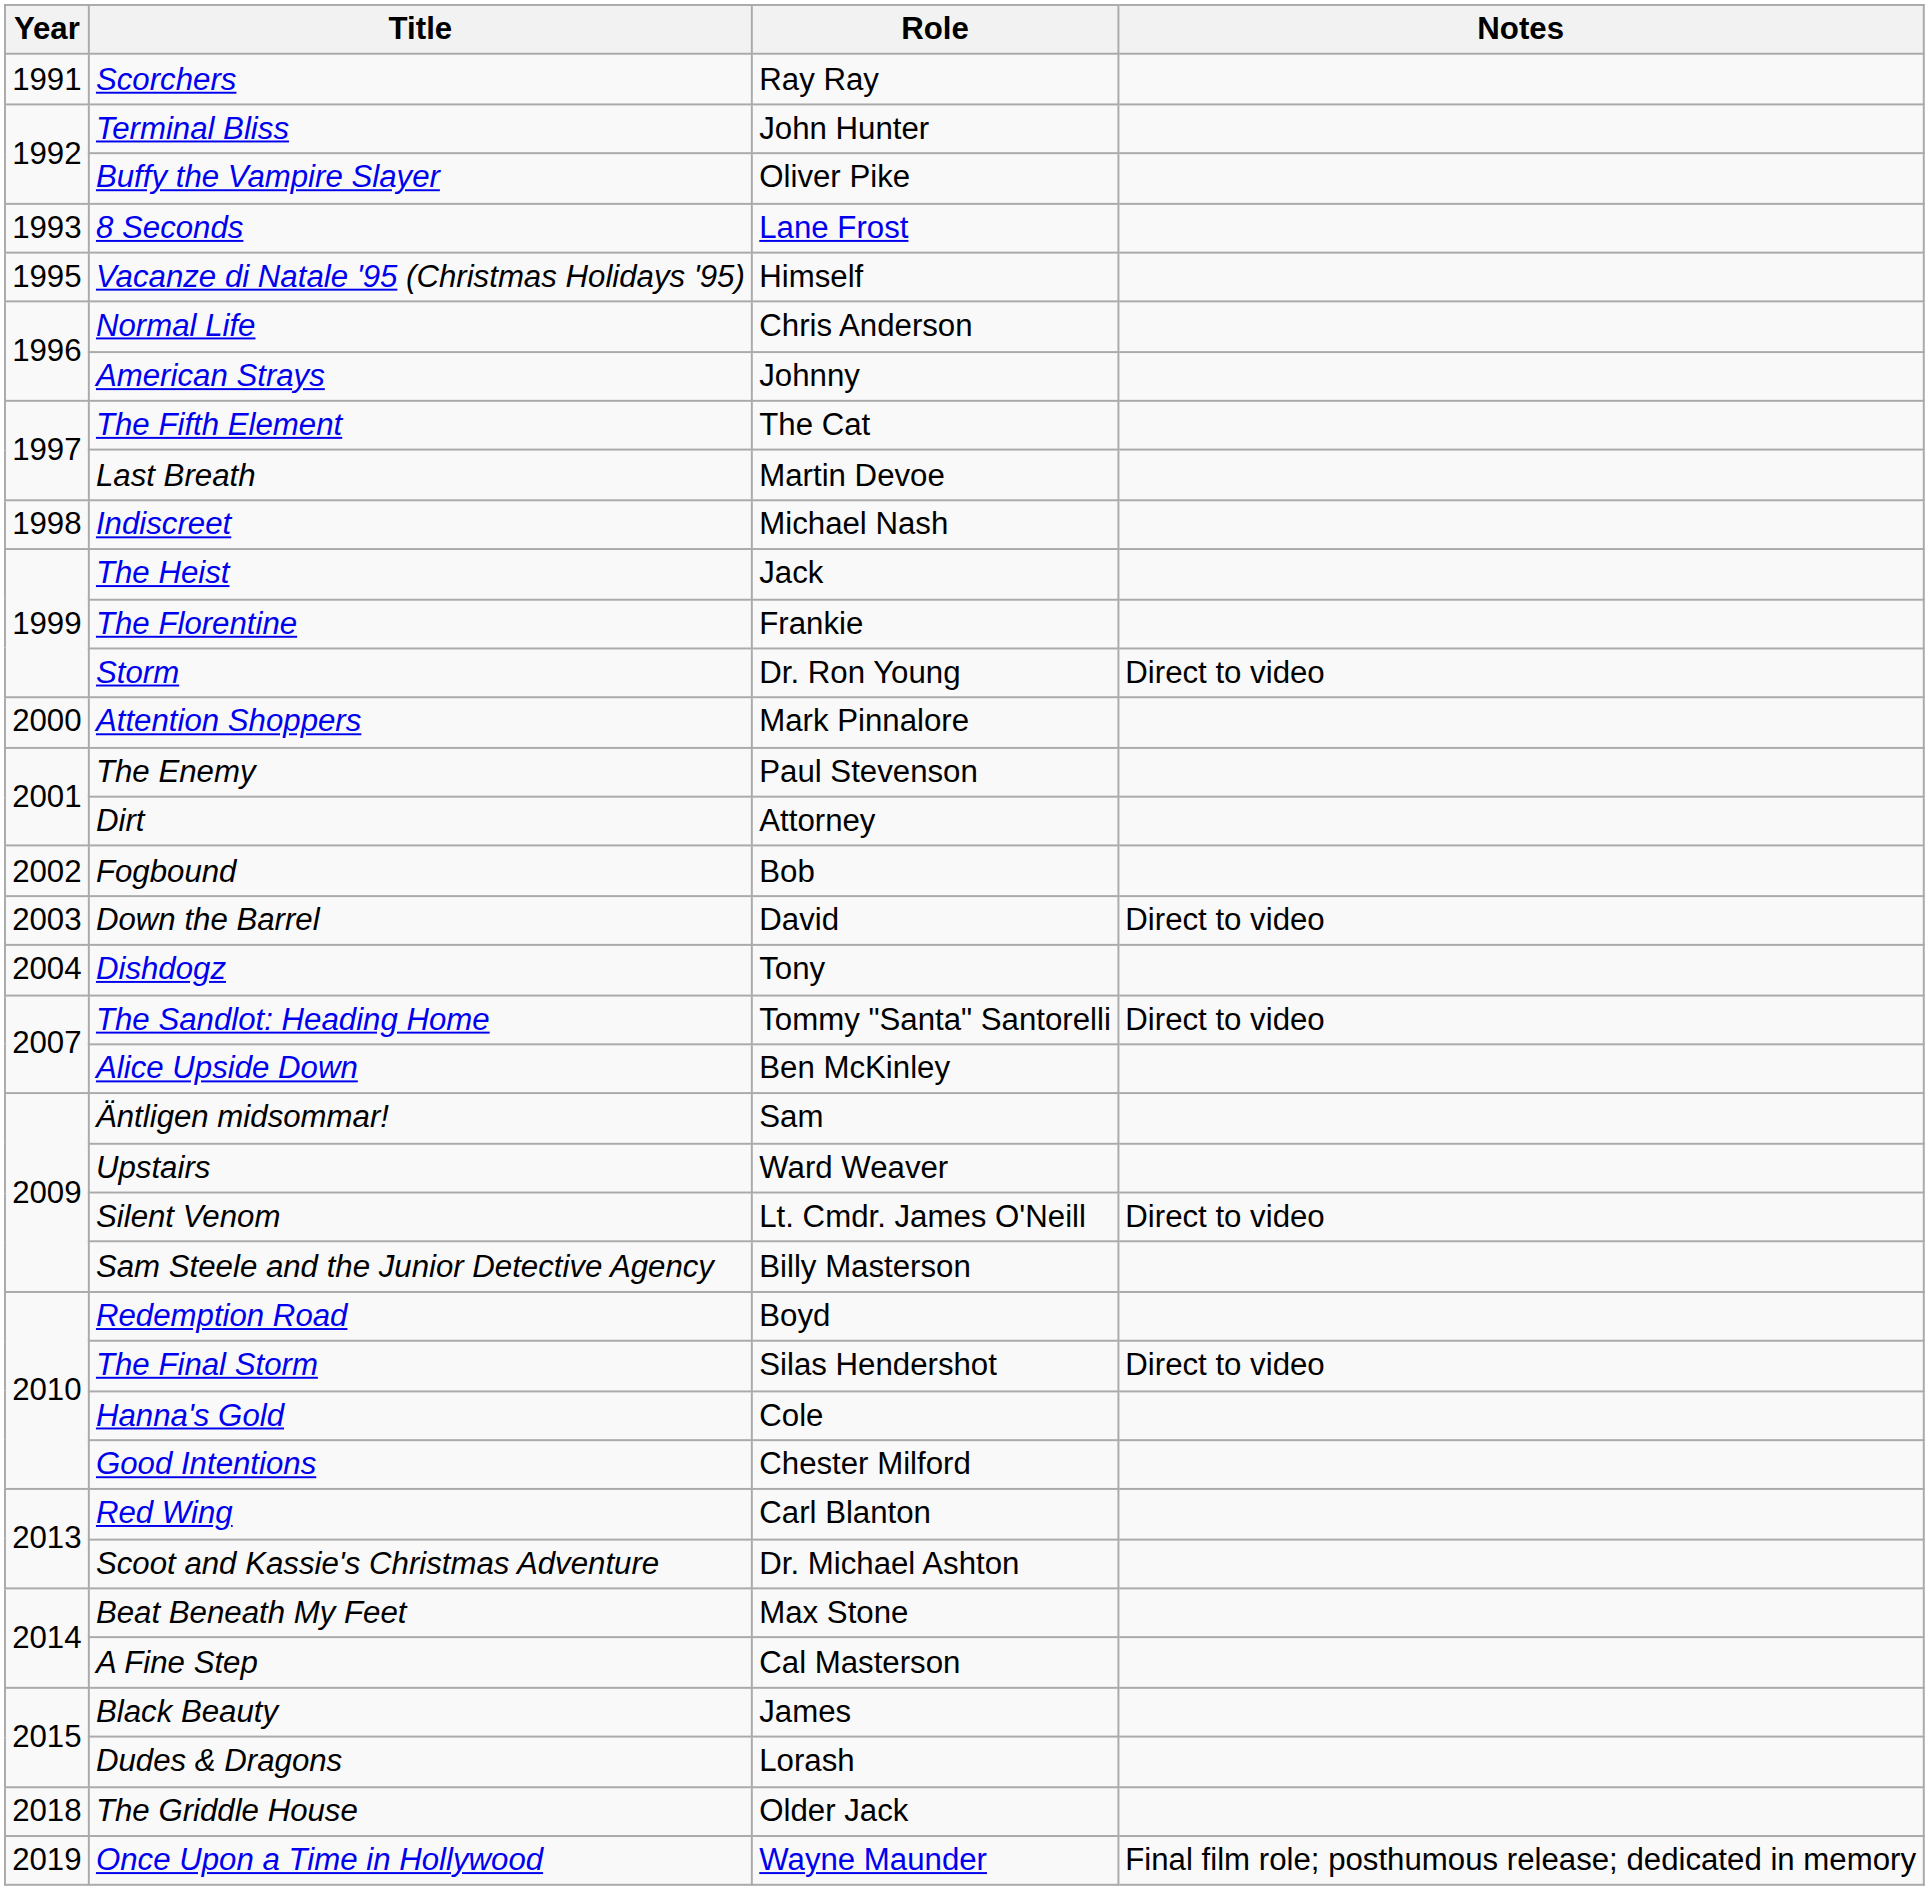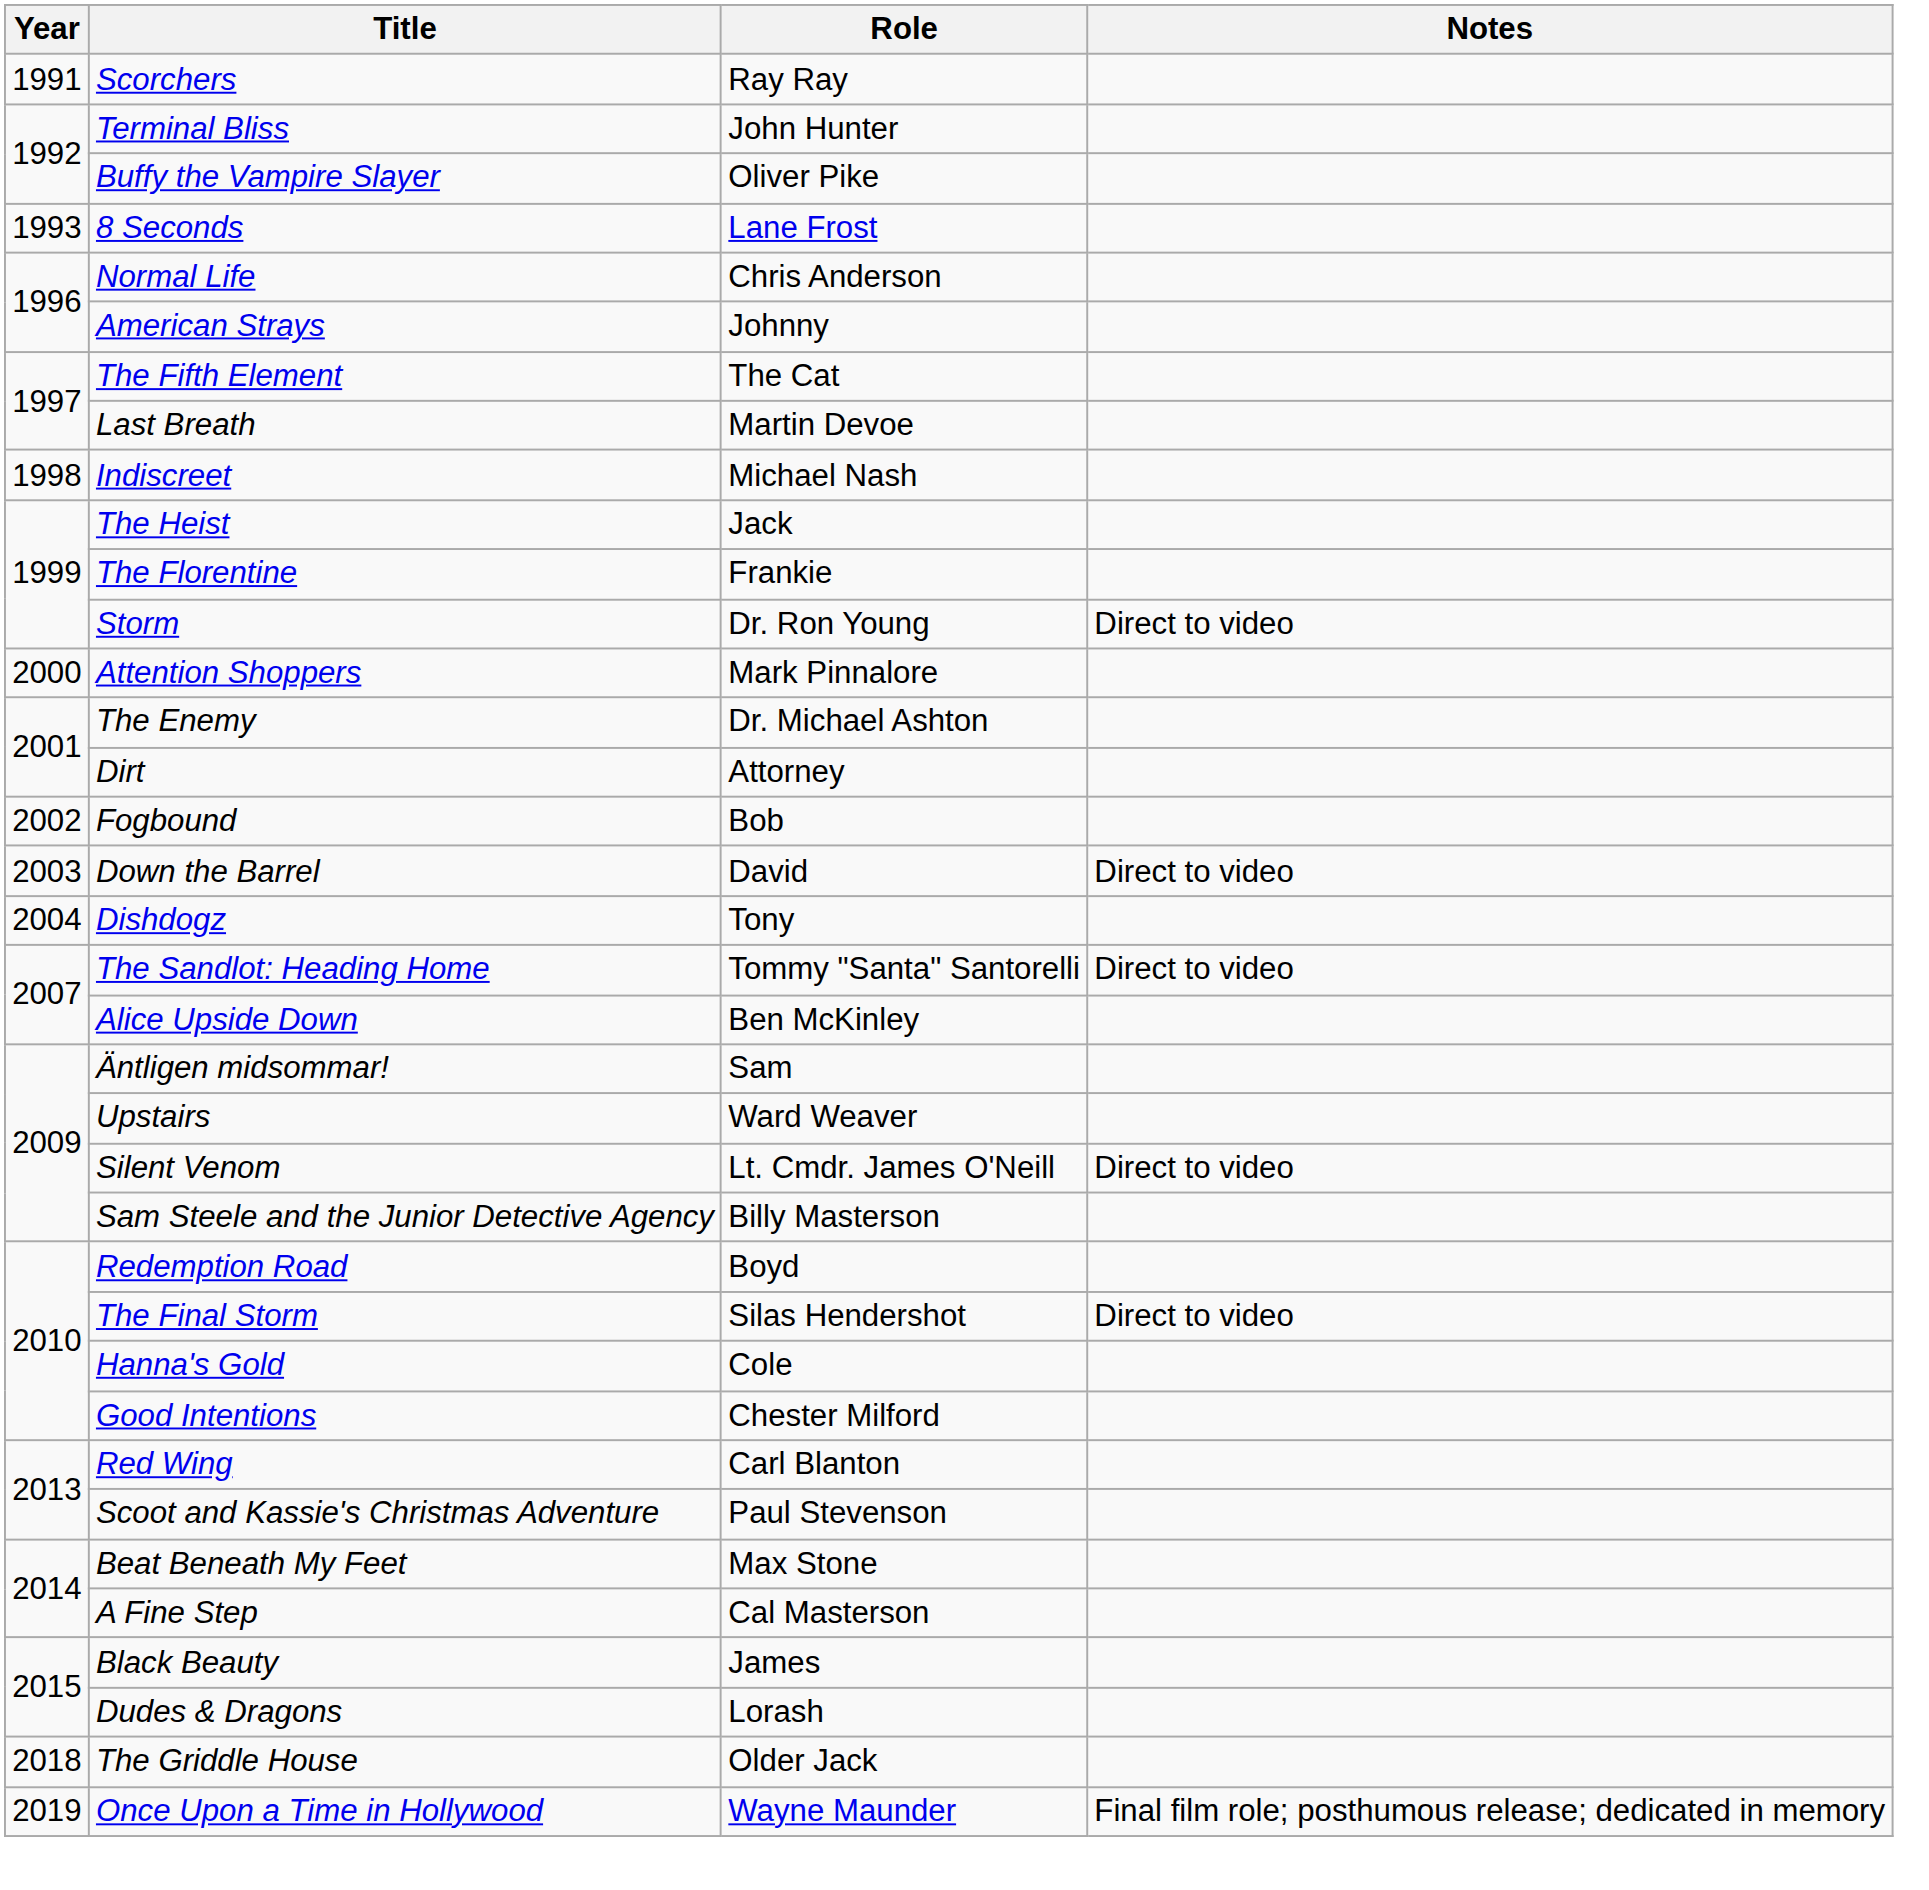- row: (420, 276)
(869, 771) Paul Stevenson -> (858, 721) Dr. Michael Ashton
(889, 1563) Dr. Michael Ashton -> (838, 1513) Paul Stevenson
